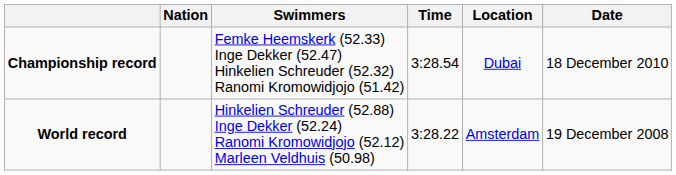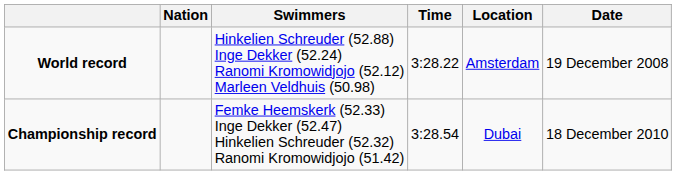rows swapped: (82, 134) <-> (82, 63)
